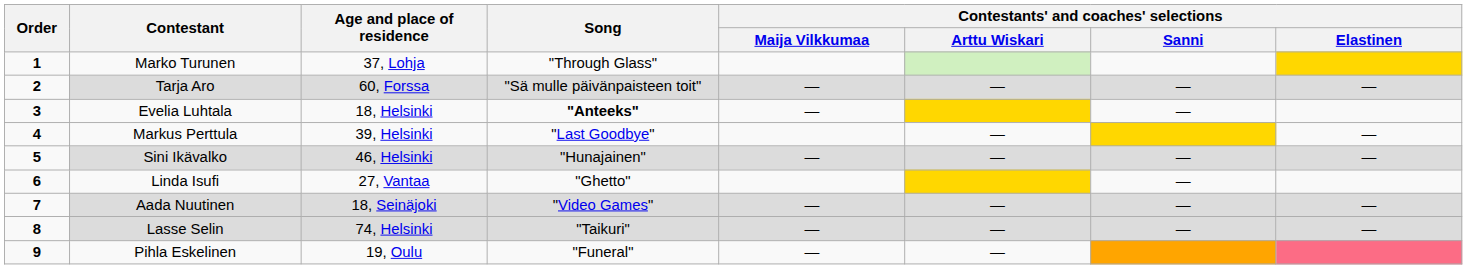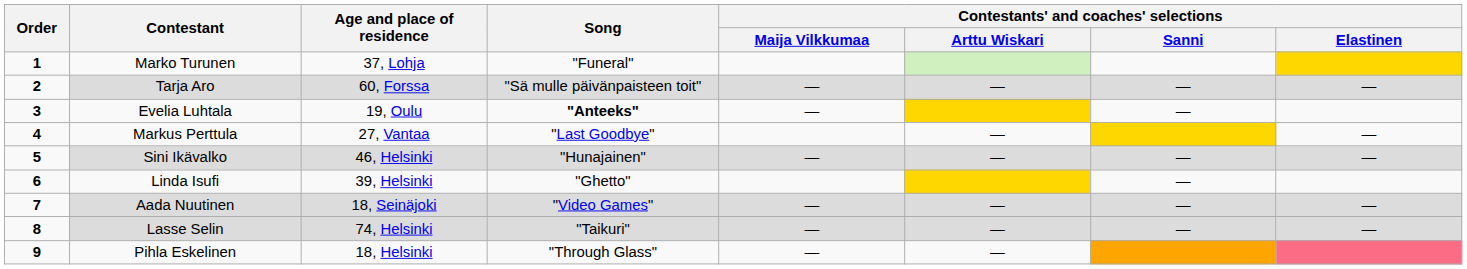(603, 63) "Through Glass" -> (603, 63) "Funeral"
(394, 110) 18, Helsinki -> (394, 110) 19, Oulu
(394, 134) 39, Helsinki -> (394, 134) 27, Vantaa
(394, 181) 27, Vantaa -> (394, 181) 39, Helsinki
(394, 252) 19, Oulu -> (394, 252) 18, Helsinki
(603, 252) "Funeral" -> (603, 252) "Through Glass"
